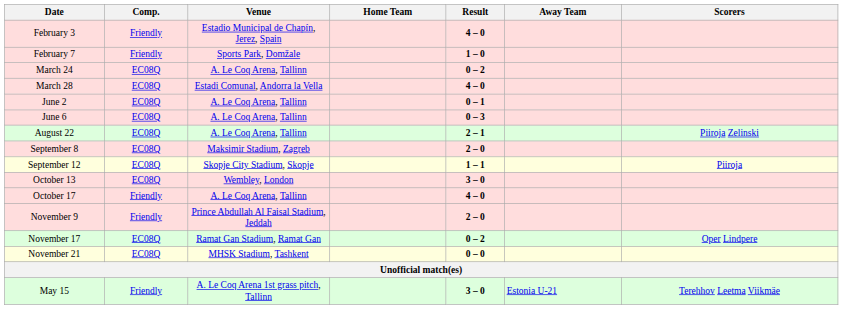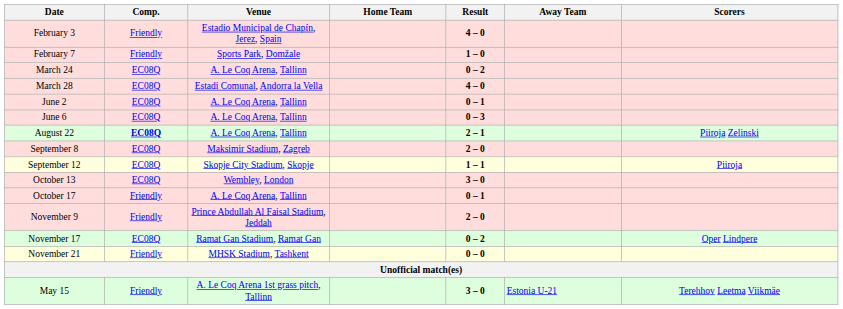(146, 133) normal -> (146, 133) bold
(475, 196) 4 – 0 -> (475, 196) 0 – 1
(146, 254) EC08Q -> (146, 254) Friendly
